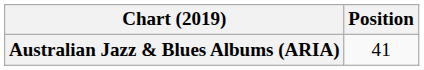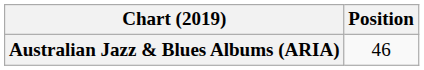(381, 49) 41 -> (381, 49) 46
